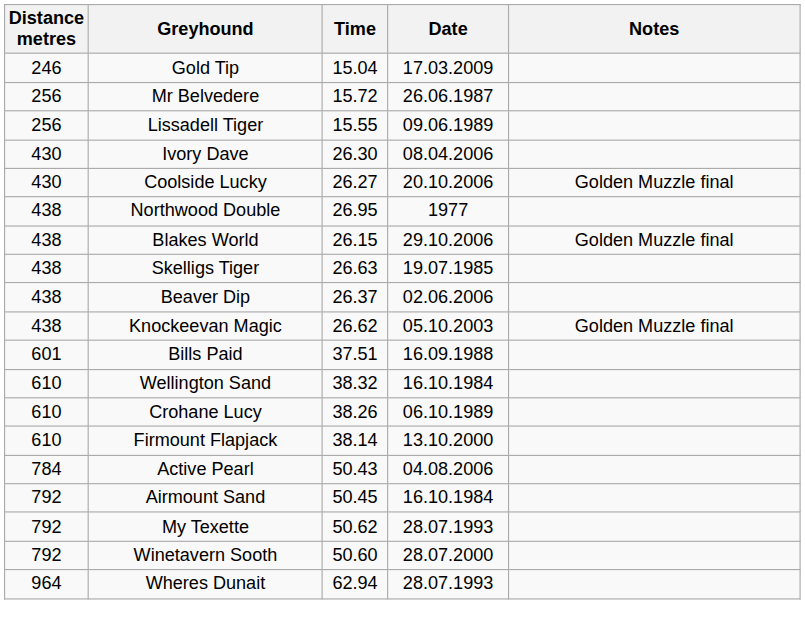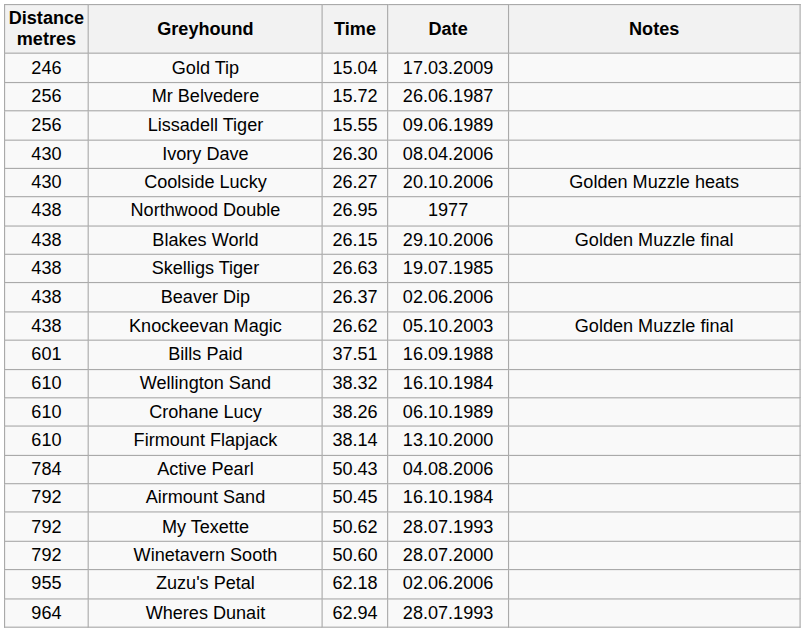(654, 182) Golden Muzzle final -> (654, 182) Golden Muzzle heats
+ row: (205, 583)
